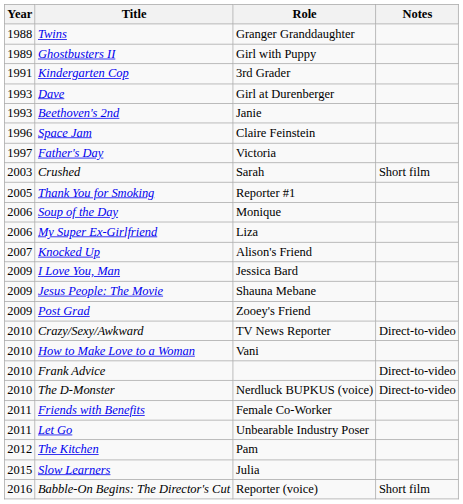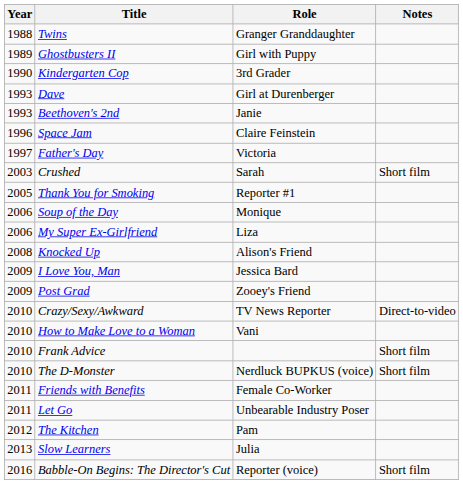(20, 73) 1991 -> (20, 73) 1990
(20, 251) 2007 -> (20, 251) 2008
- row: (101, 291)
(417, 370) Direct-to-video -> (404, 350) Short film
(417, 390) Direct-to-video -> (404, 370) Short film
(20, 469) 2015 -> (20, 449) 2013
